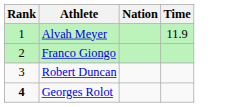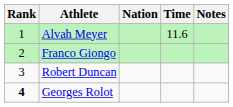+ column: (211, 14)
(177, 33) 11.9 -> (177, 33) 11.6
